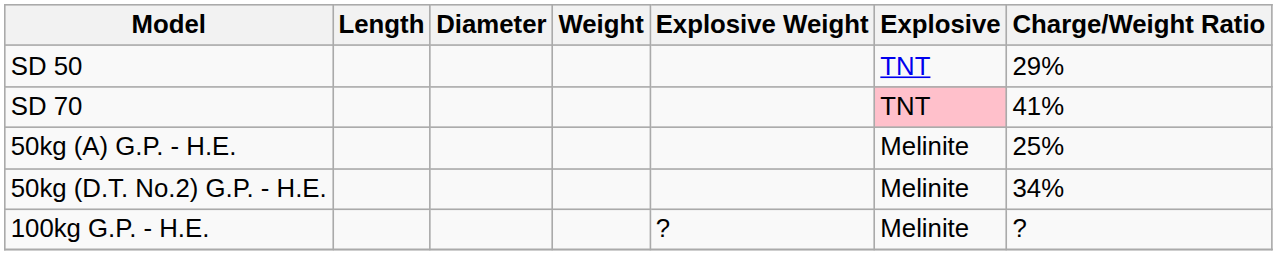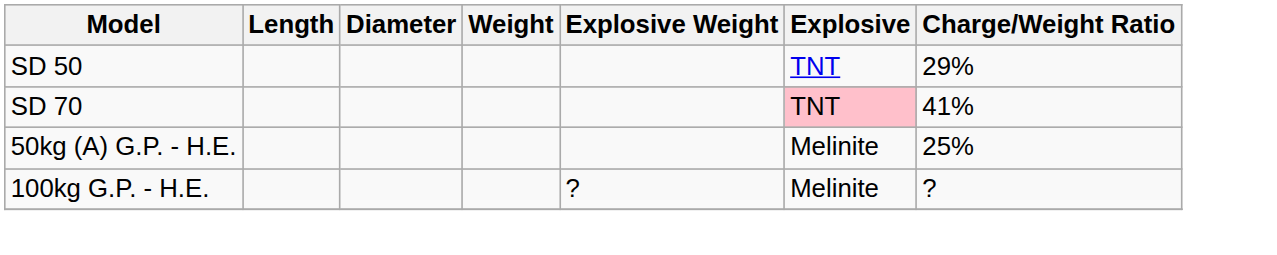- row: (169, 188)
